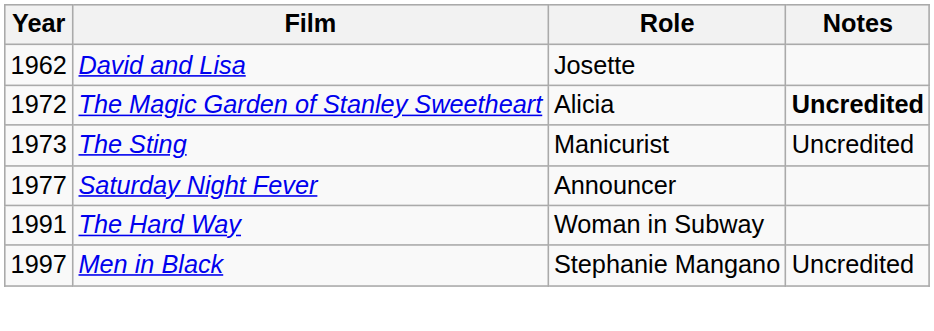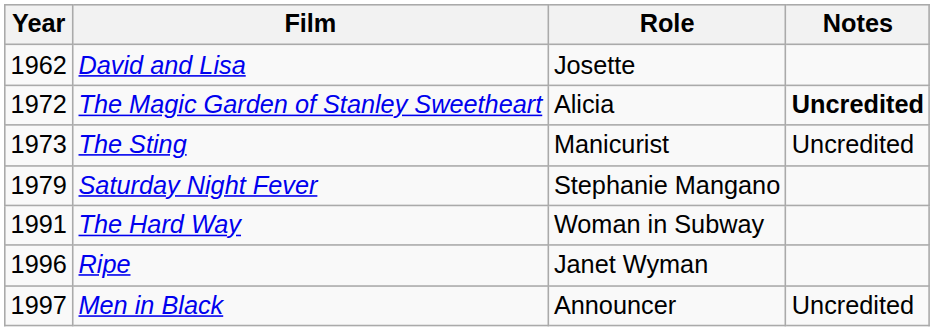(39, 184) 1977 -> (39, 184) 1979
(615, 184) Announcer -> (667, 184) Stephanie Mangano
+ row: (105, 265)
(667, 265) Stephanie Mangano -> (615, 305) Announcer
